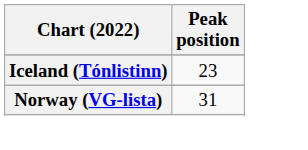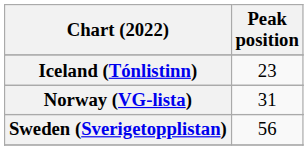+ row: (118, 129)
